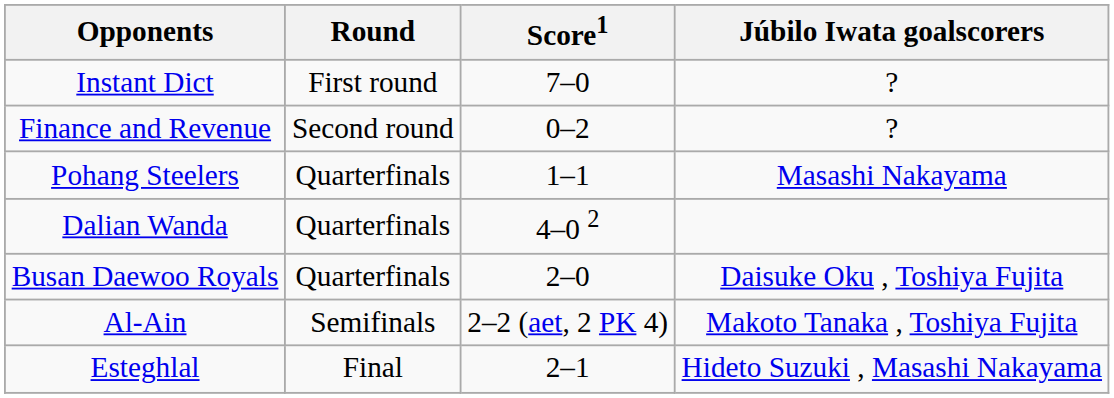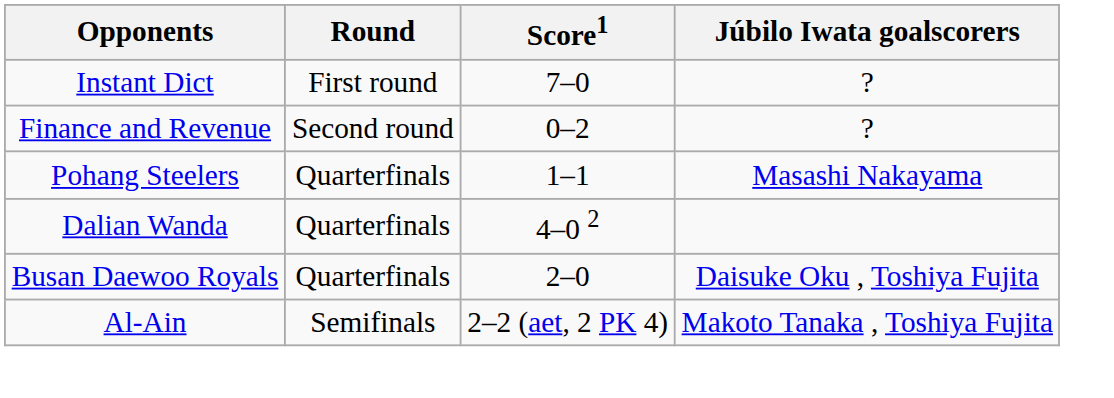- row: (145, 368)
